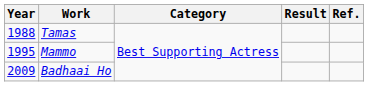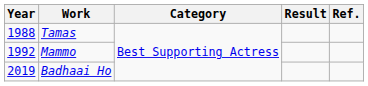(21, 52) 1995 -> (21, 52) 1992
(21, 71) 2009 -> (21, 71) 2019
